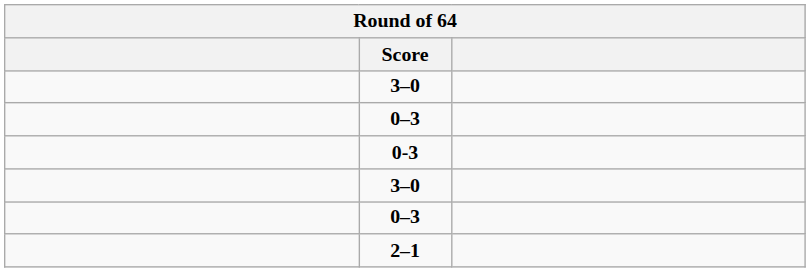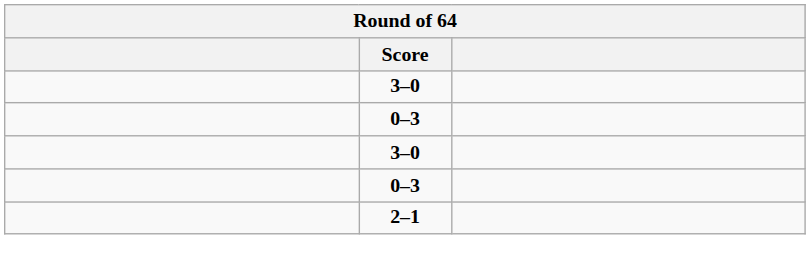- row: (182, 153)
